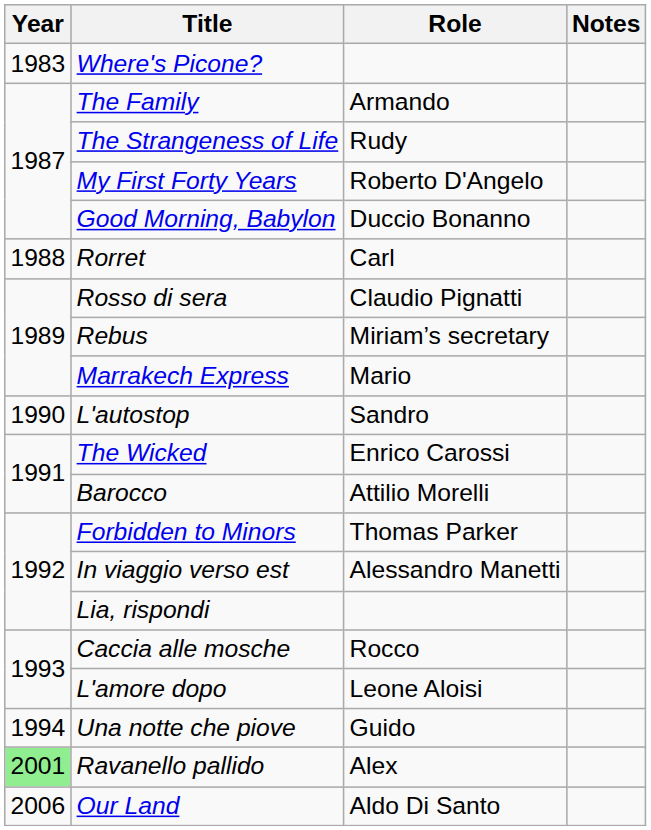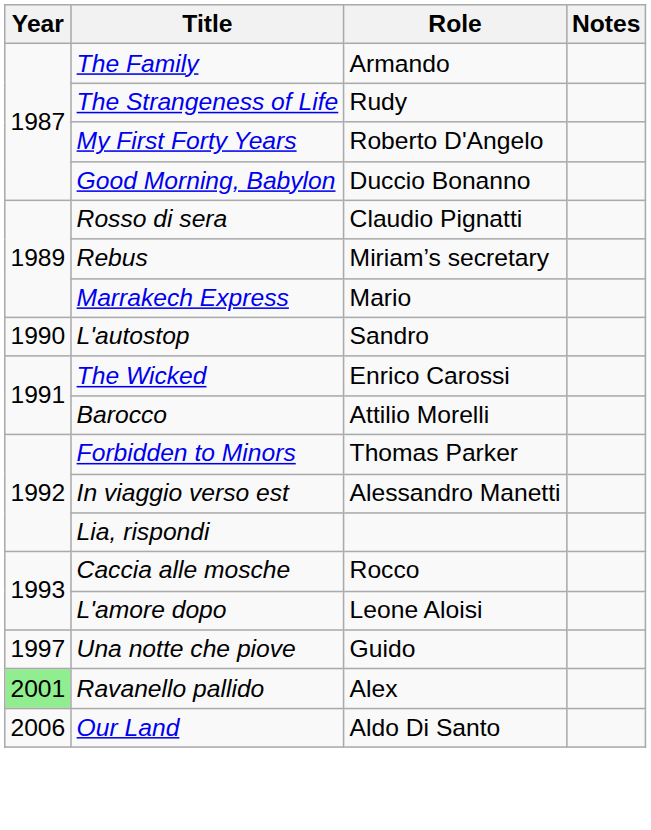- row: (169, 63)
- row: (111, 258)
(38, 727) 1994 -> (38, 649) 1997
